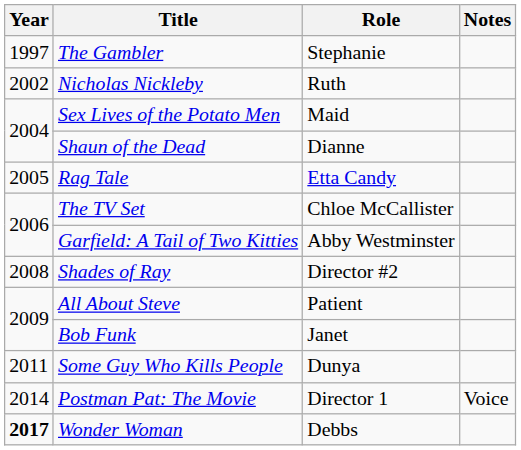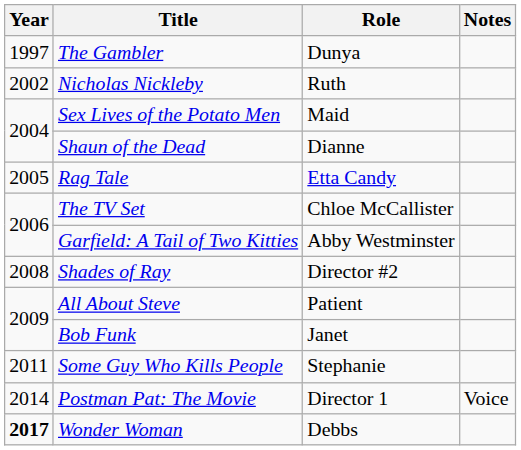(346, 51) Stephanie -> (334, 51) Dunya
(334, 366) Dunya -> (346, 366) Stephanie
